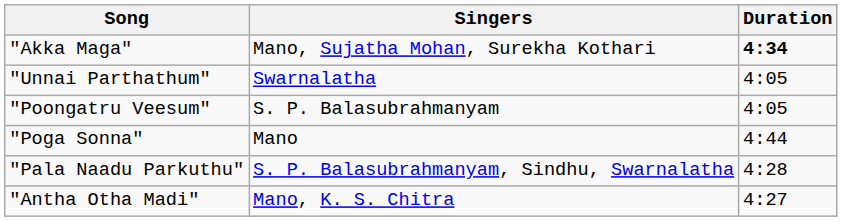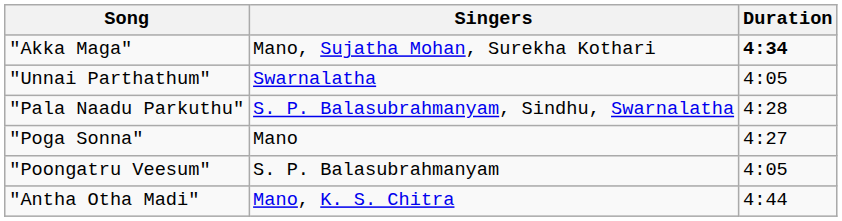rows swapped: (127, 171) <-> (110, 110)
(765, 141) 4:44 -> (765, 141) 4:27
(765, 201) 4:27 -> (765, 201) 4:44
